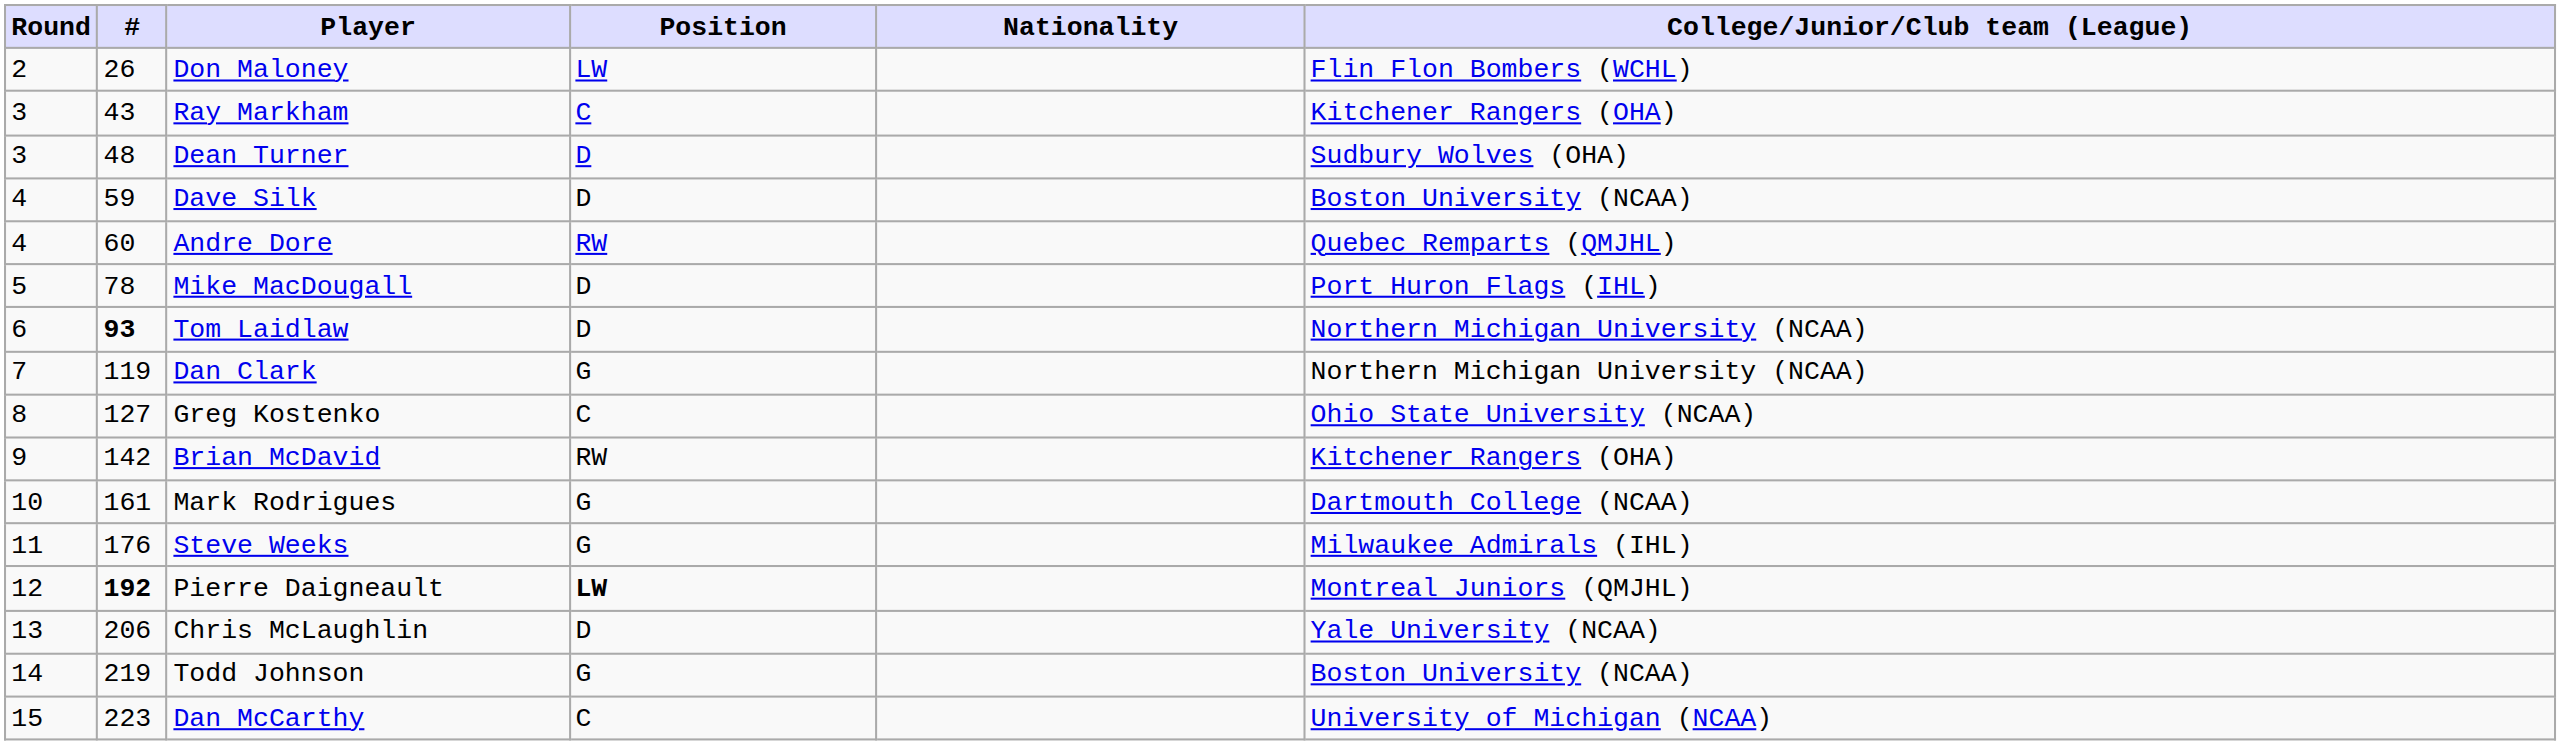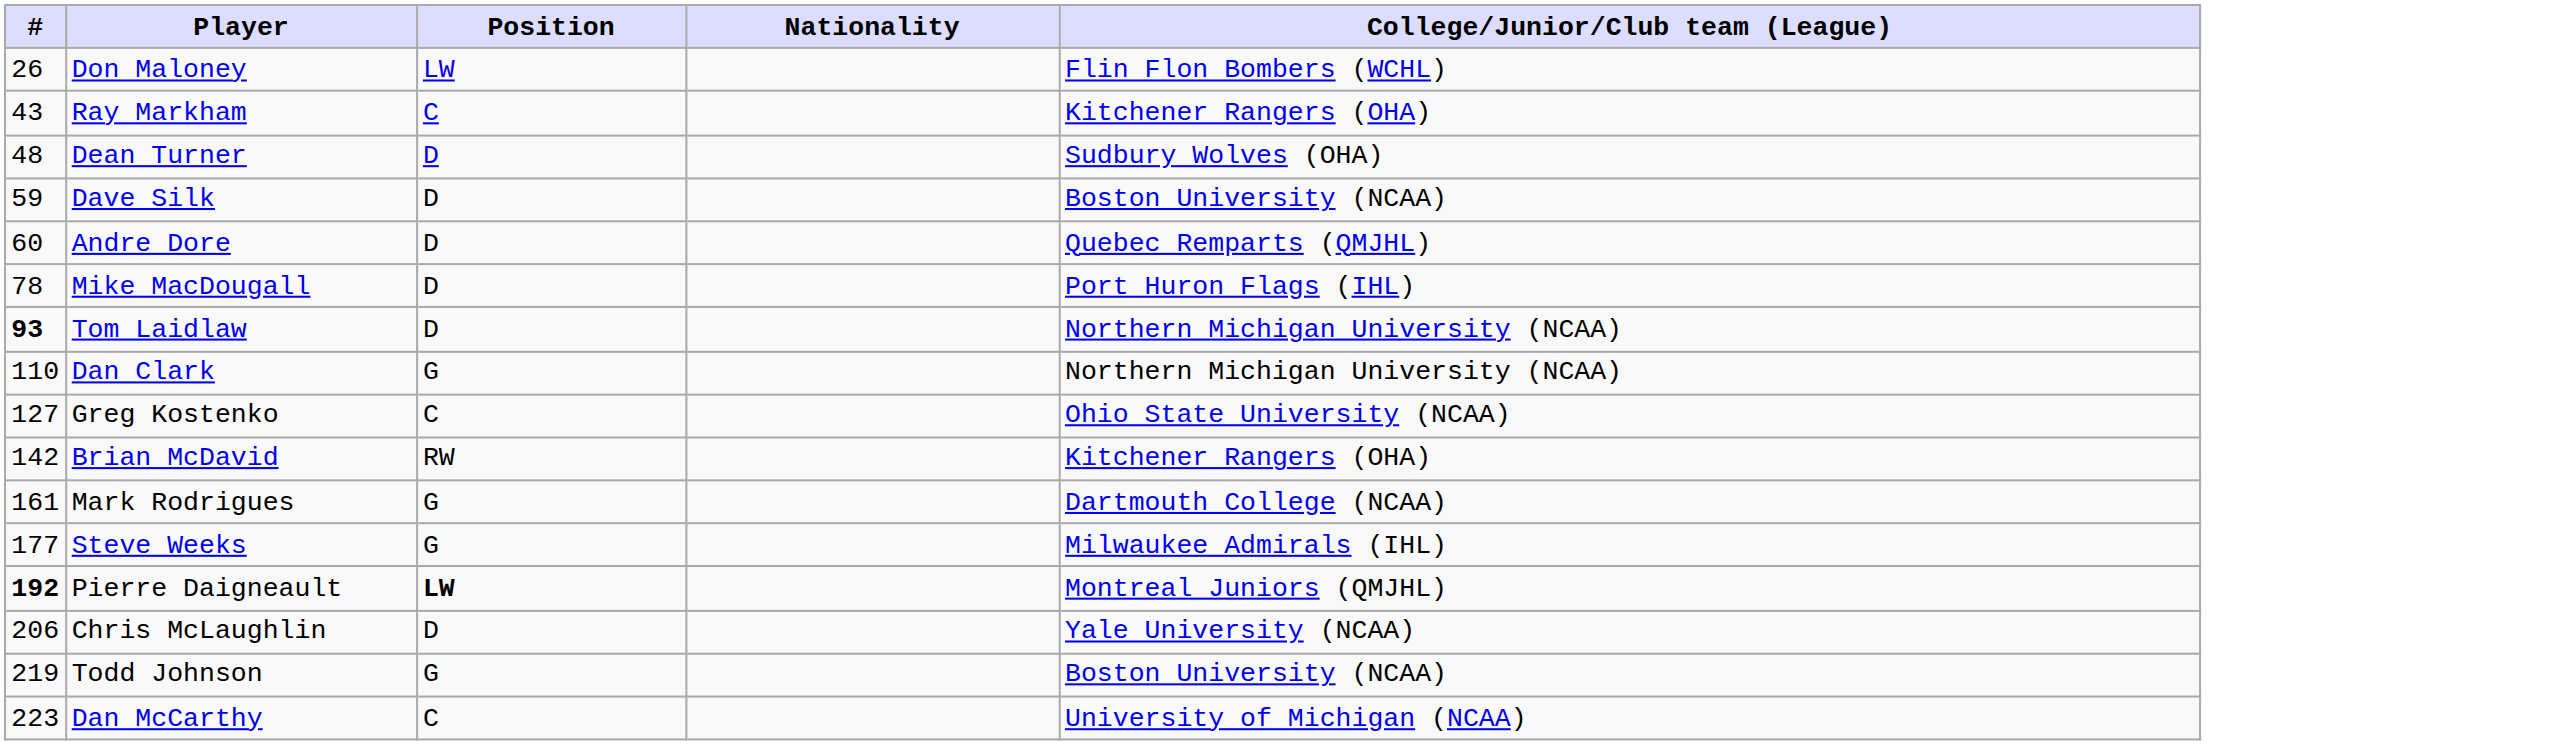- column: (51, 27)
(591, 243) RW -> (431, 243) D
(127, 372) 119 -> (35, 372) 110
(127, 545) 176 -> (35, 545) 177
